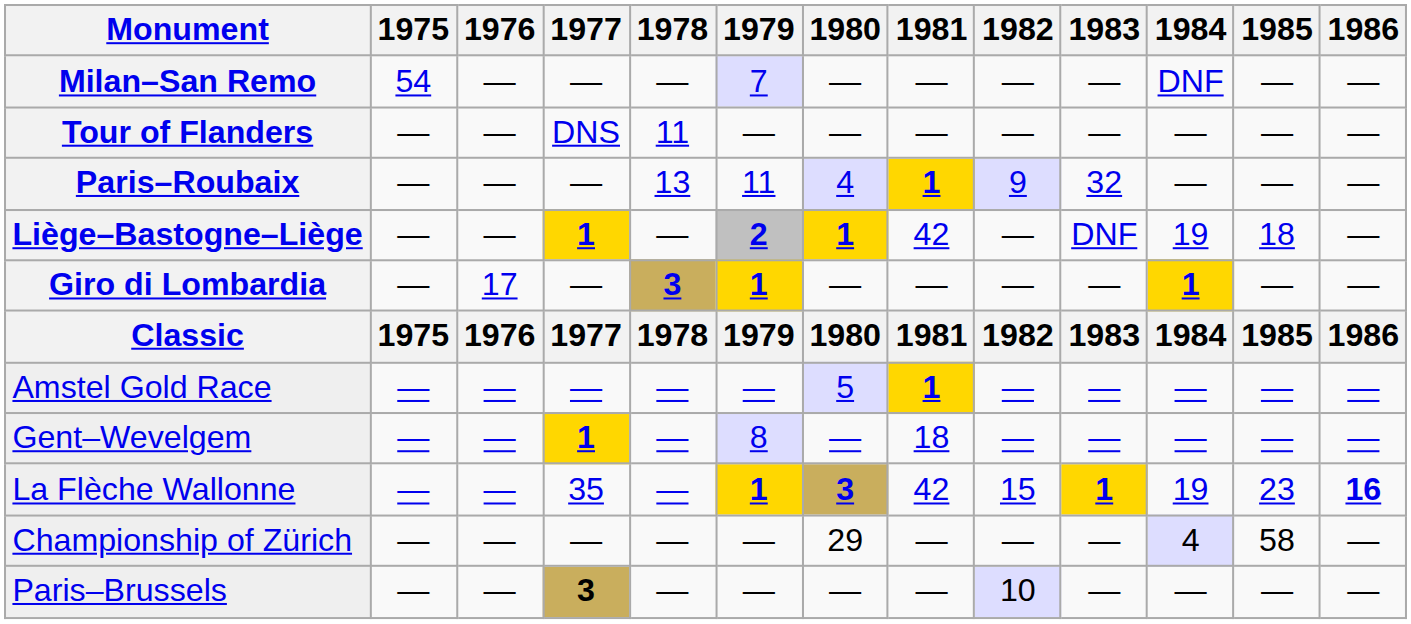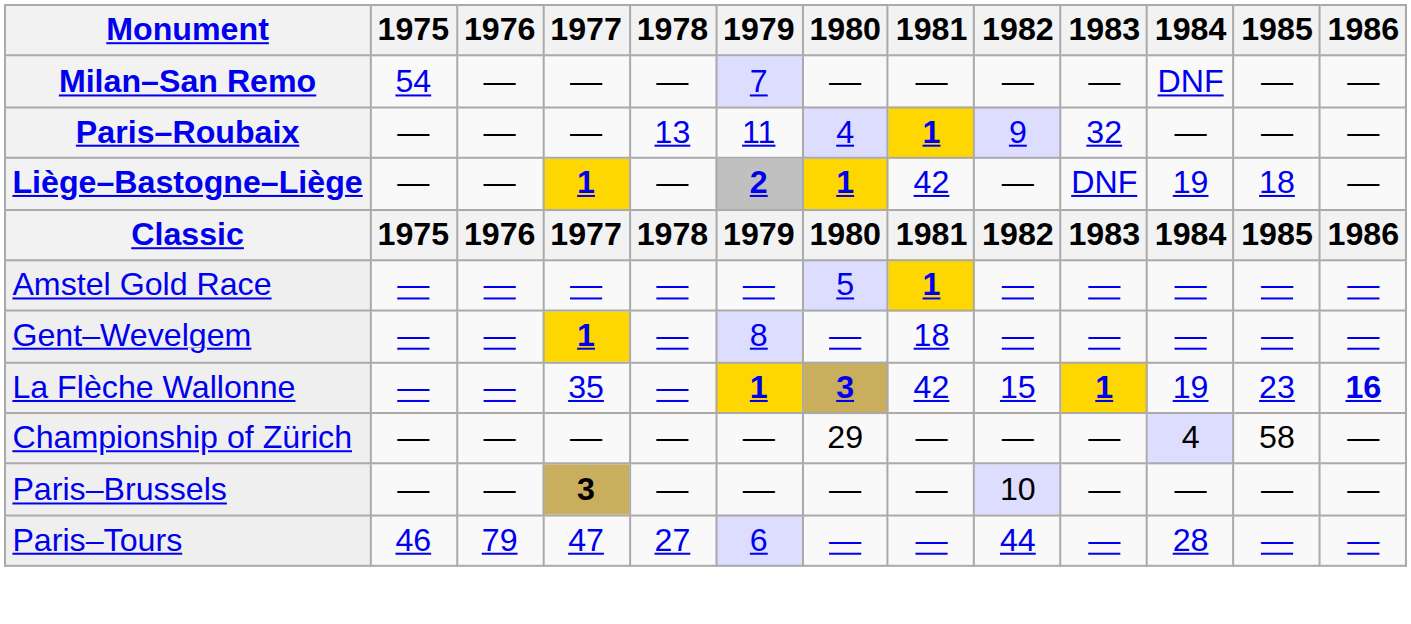- row: (188, 132)
- row: (188, 285)
+ row: (97, 540)
